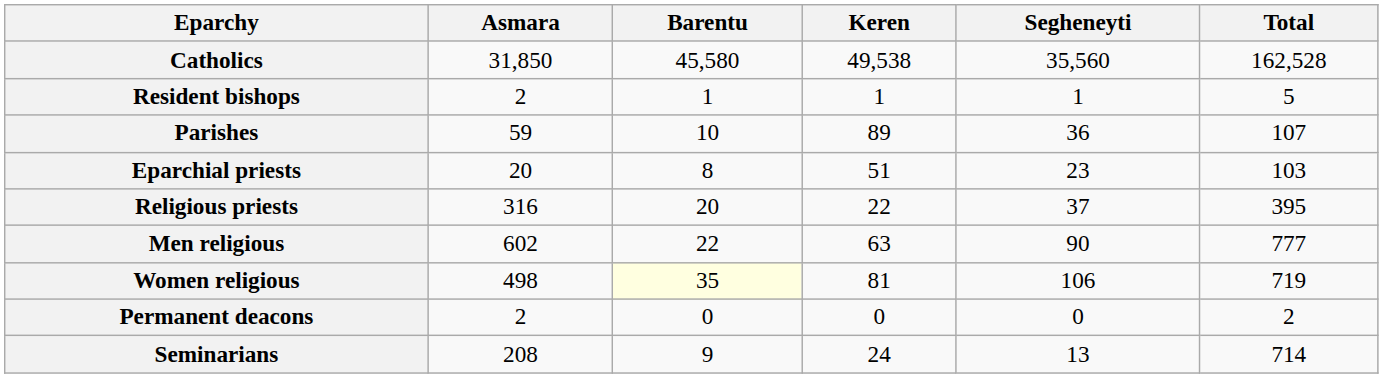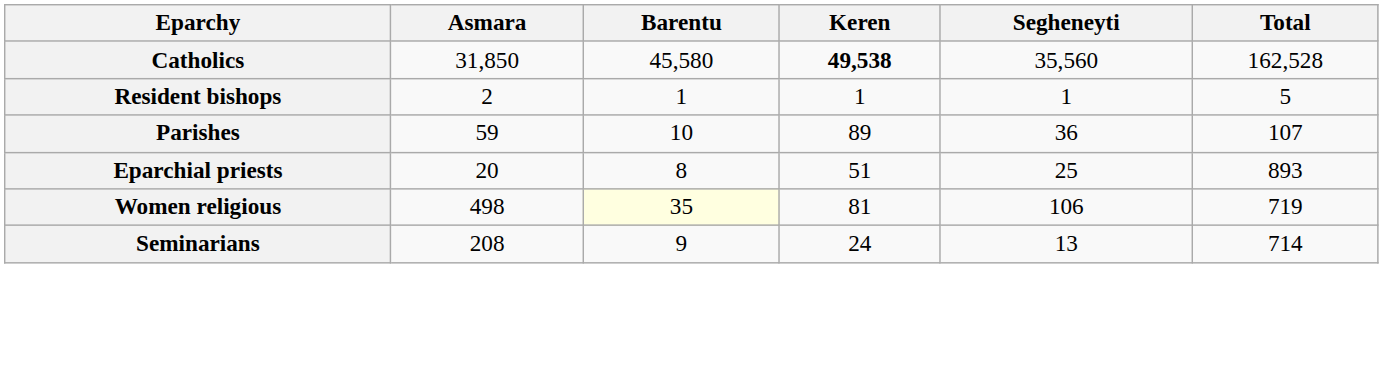(879, 59) normal -> (860, 59) bold
(1078, 170) 23 -> (1066, 170) 25
(1289, 170) 103 -> (1285, 170) 893
- row: (216, 206)
- row: (216, 243)
- row: (216, 317)
